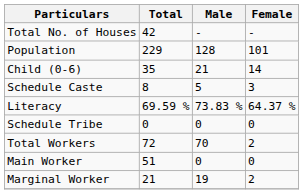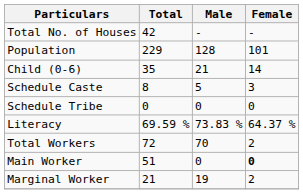rows swapped: (55, 124) <-> (34, 106)
(251, 161) normal -> (251, 161) bold
